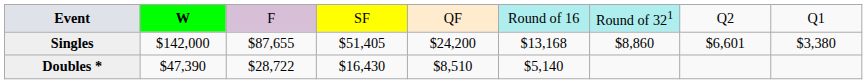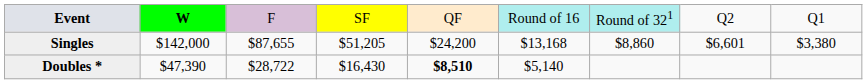(362, 43) $51,405 -> (362, 43) $51,205
(453, 67) normal -> (453, 67) bold
